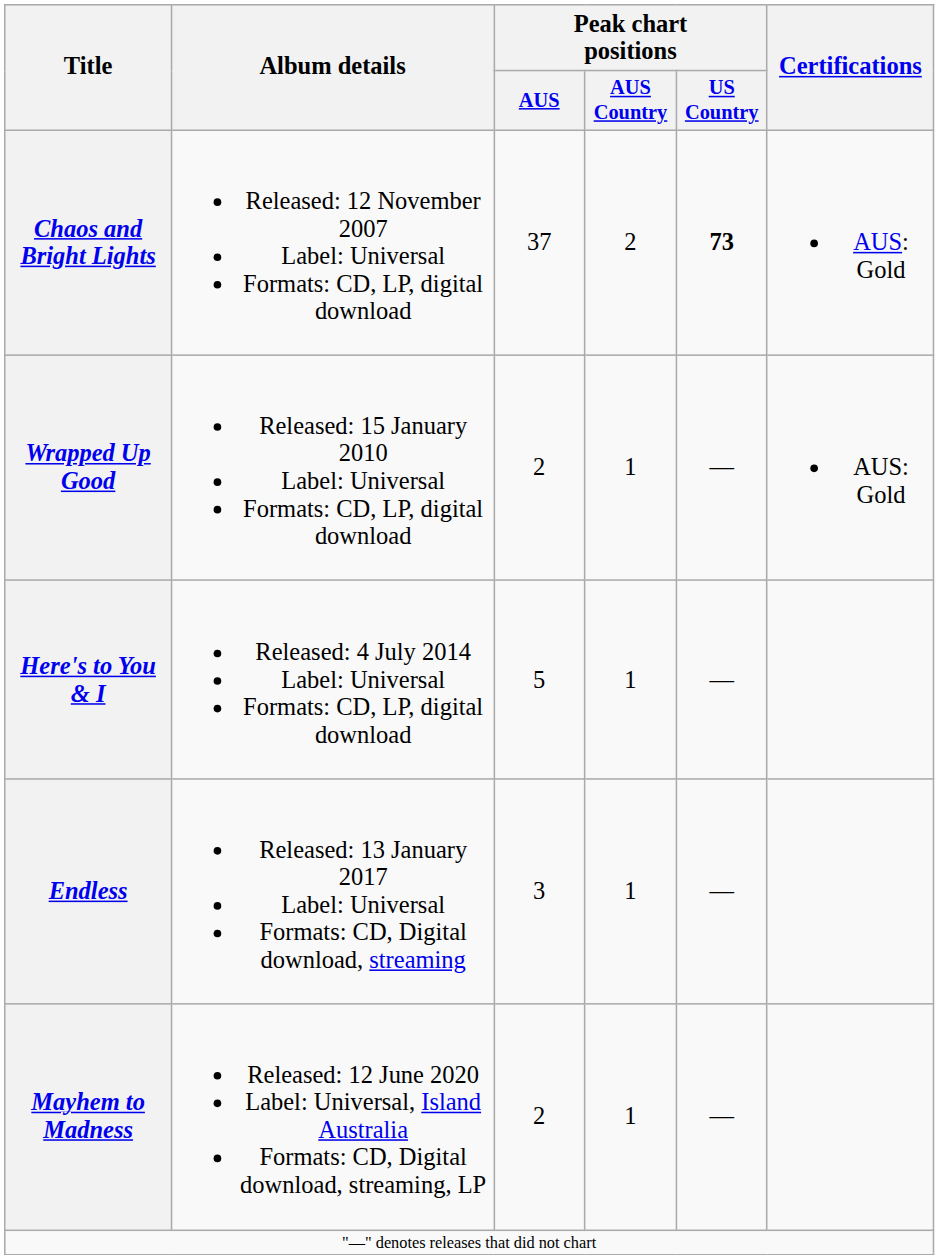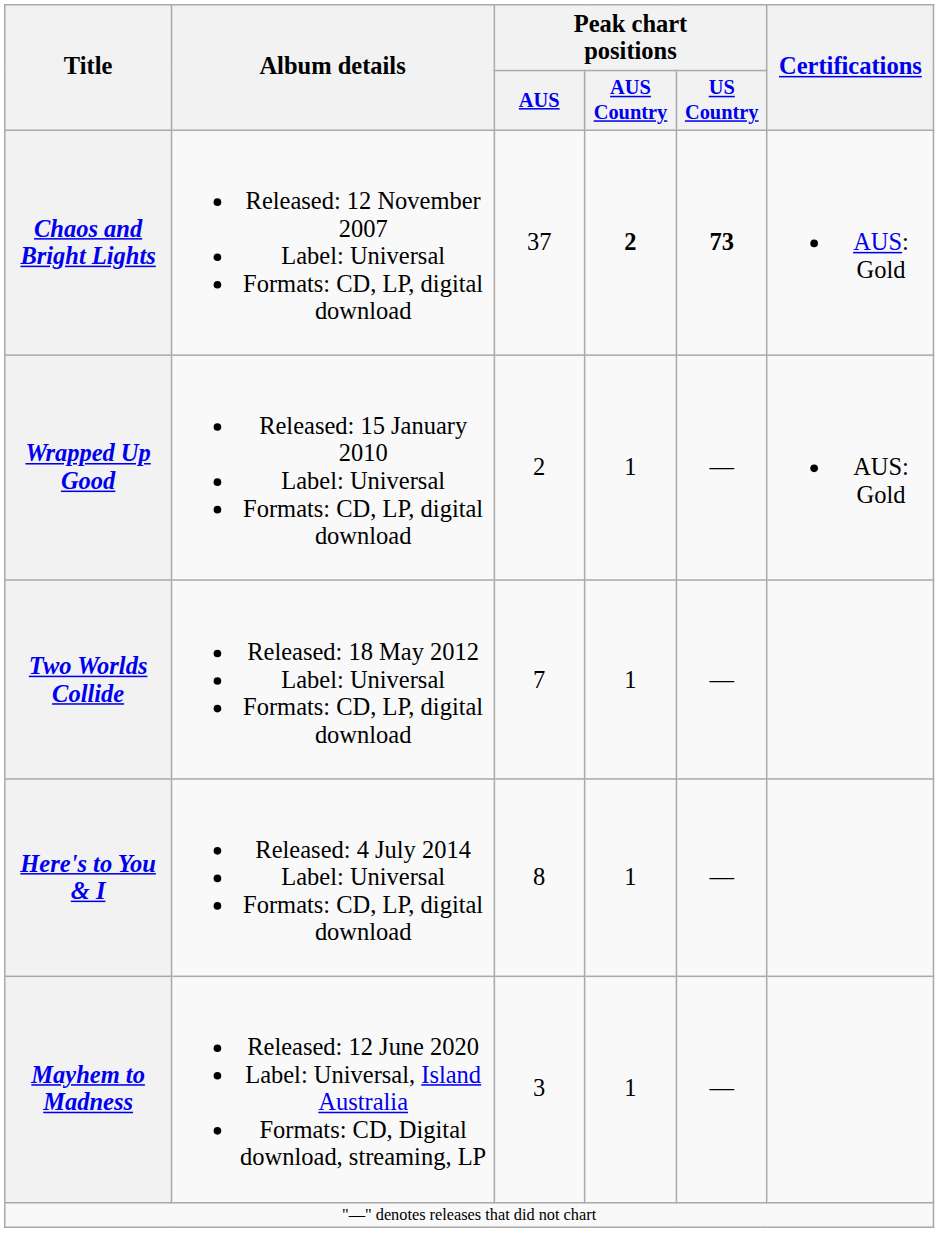(630, 242) normal -> (630, 242) bold
+ row: (88, 679)
(539, 679) 5 -> (539, 877) 8
- row: (88, 891)
(539, 1116) 2 -> (539, 1089) 3
